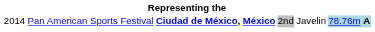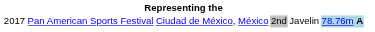(14, 21) 2014 -> (14, 21) 2017
(216, 21) bold -> (212, 21) normal
